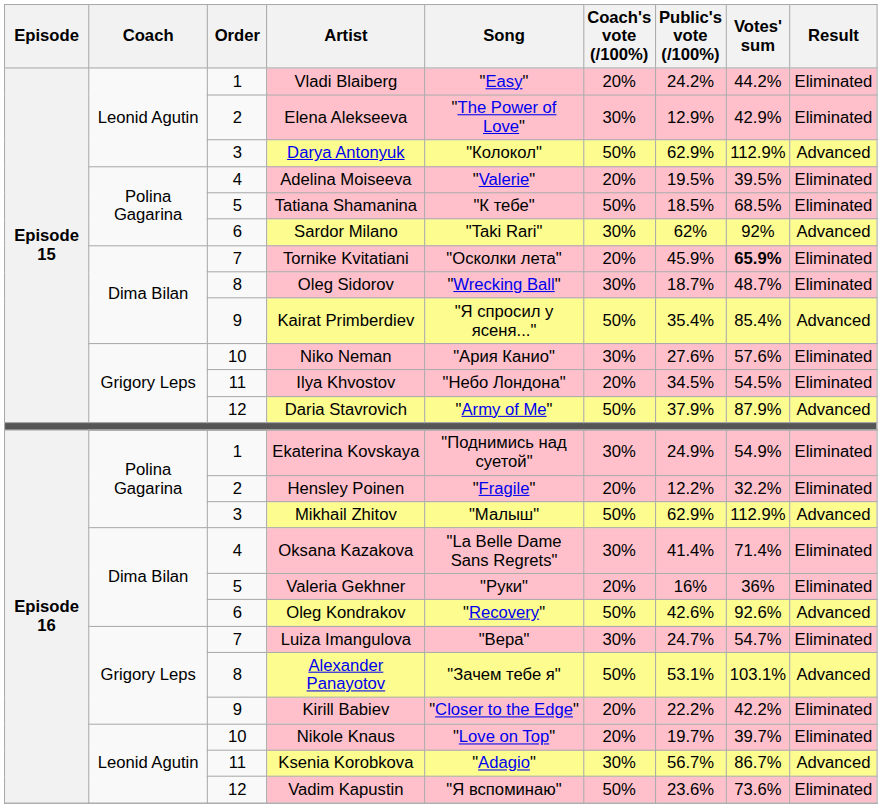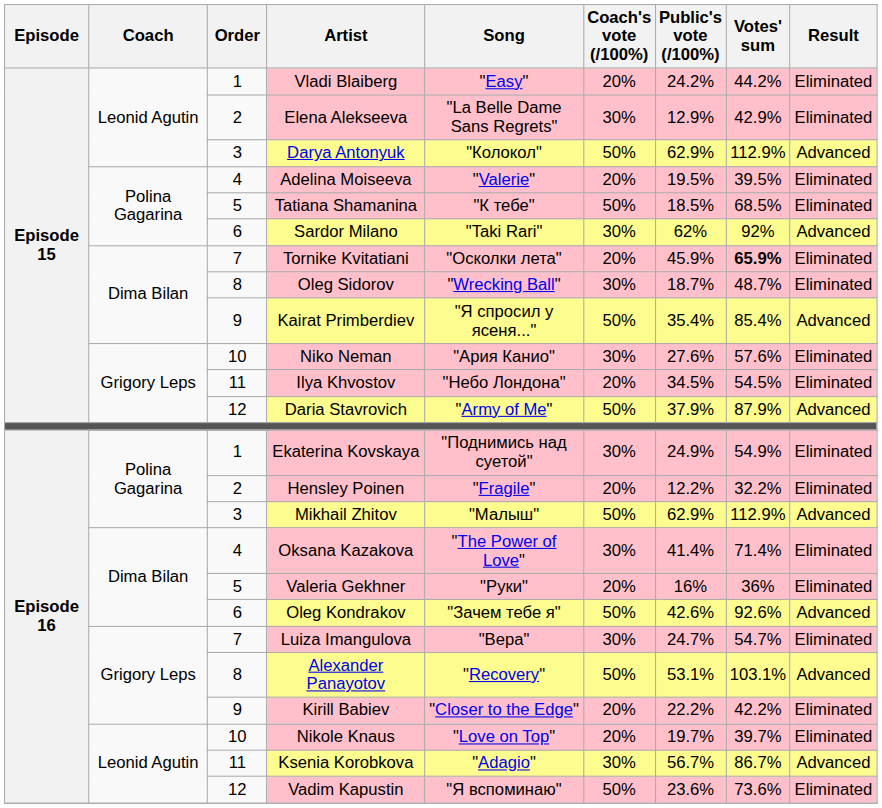(504, 117) "The Power of Love" -> (504, 117) "La Belle Dame Sans Regrets"
(504, 550) "La Belle Dame Sans Regrets" -> (504, 550) "The Power of Love"
(504, 612) "Recovery" -> (504, 612) "Зачем тебе я"
(504, 674) "Зачем тебе я" -> (504, 674) "Recovery"
